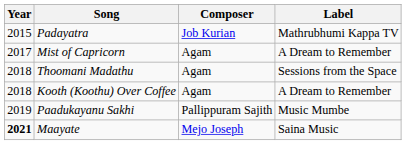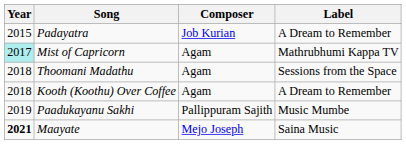(338, 33) Mathrubhumi Kappa TV -> (335, 33) A Dream to Remember
(19, 52) no background -> (19, 52) paleturquoise background
(335, 52) A Dream to Remember -> (338, 52) Mathrubhumi Kappa TV
